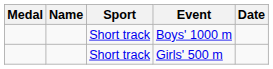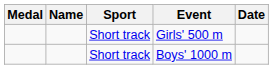rows swapped: (189, 55) <-> (194, 35)
